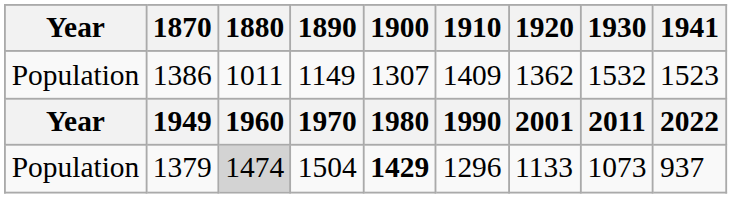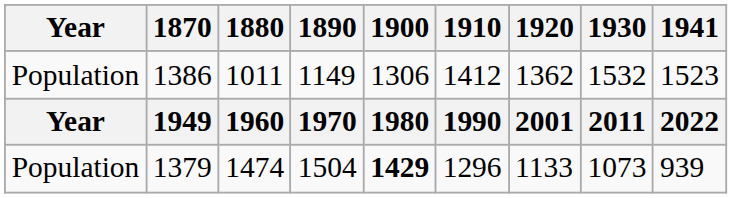(400, 74) 1307 -> (400, 74) 1306
(472, 74) 1409 -> (472, 74) 1412
(255, 167) lightgrey background -> (255, 167) no background
(682, 167) 937 -> (682, 167) 939
